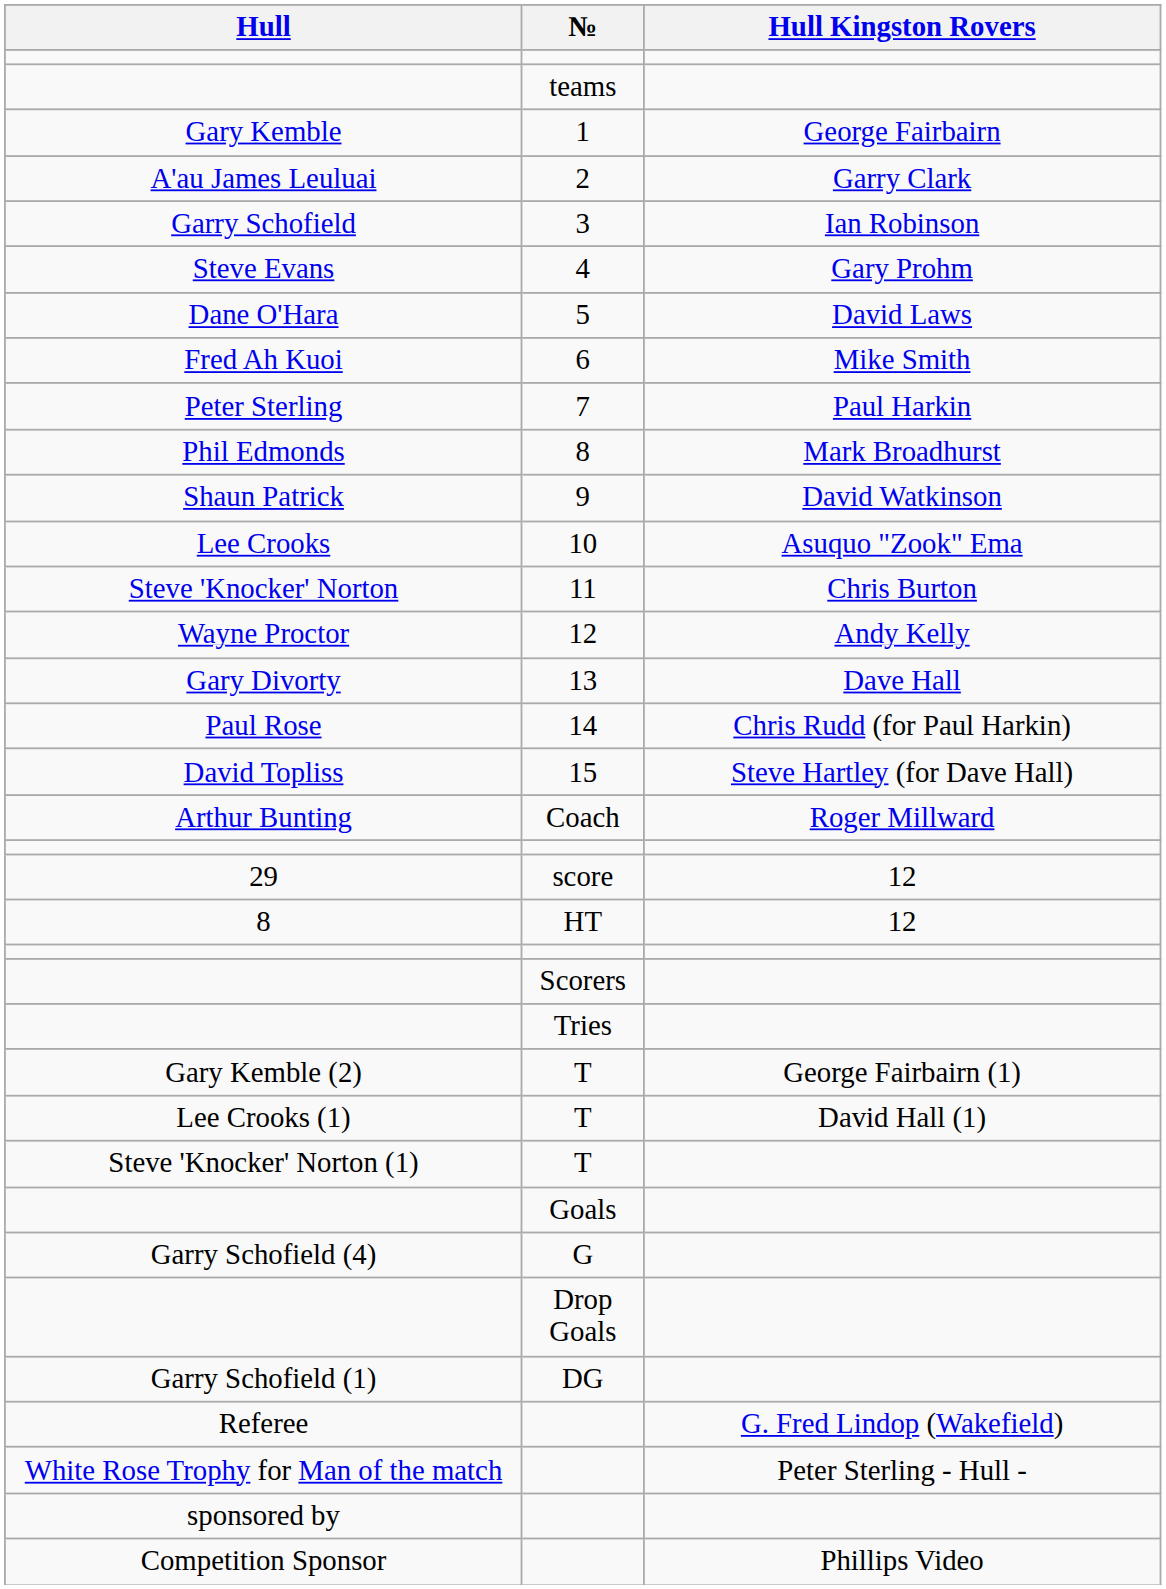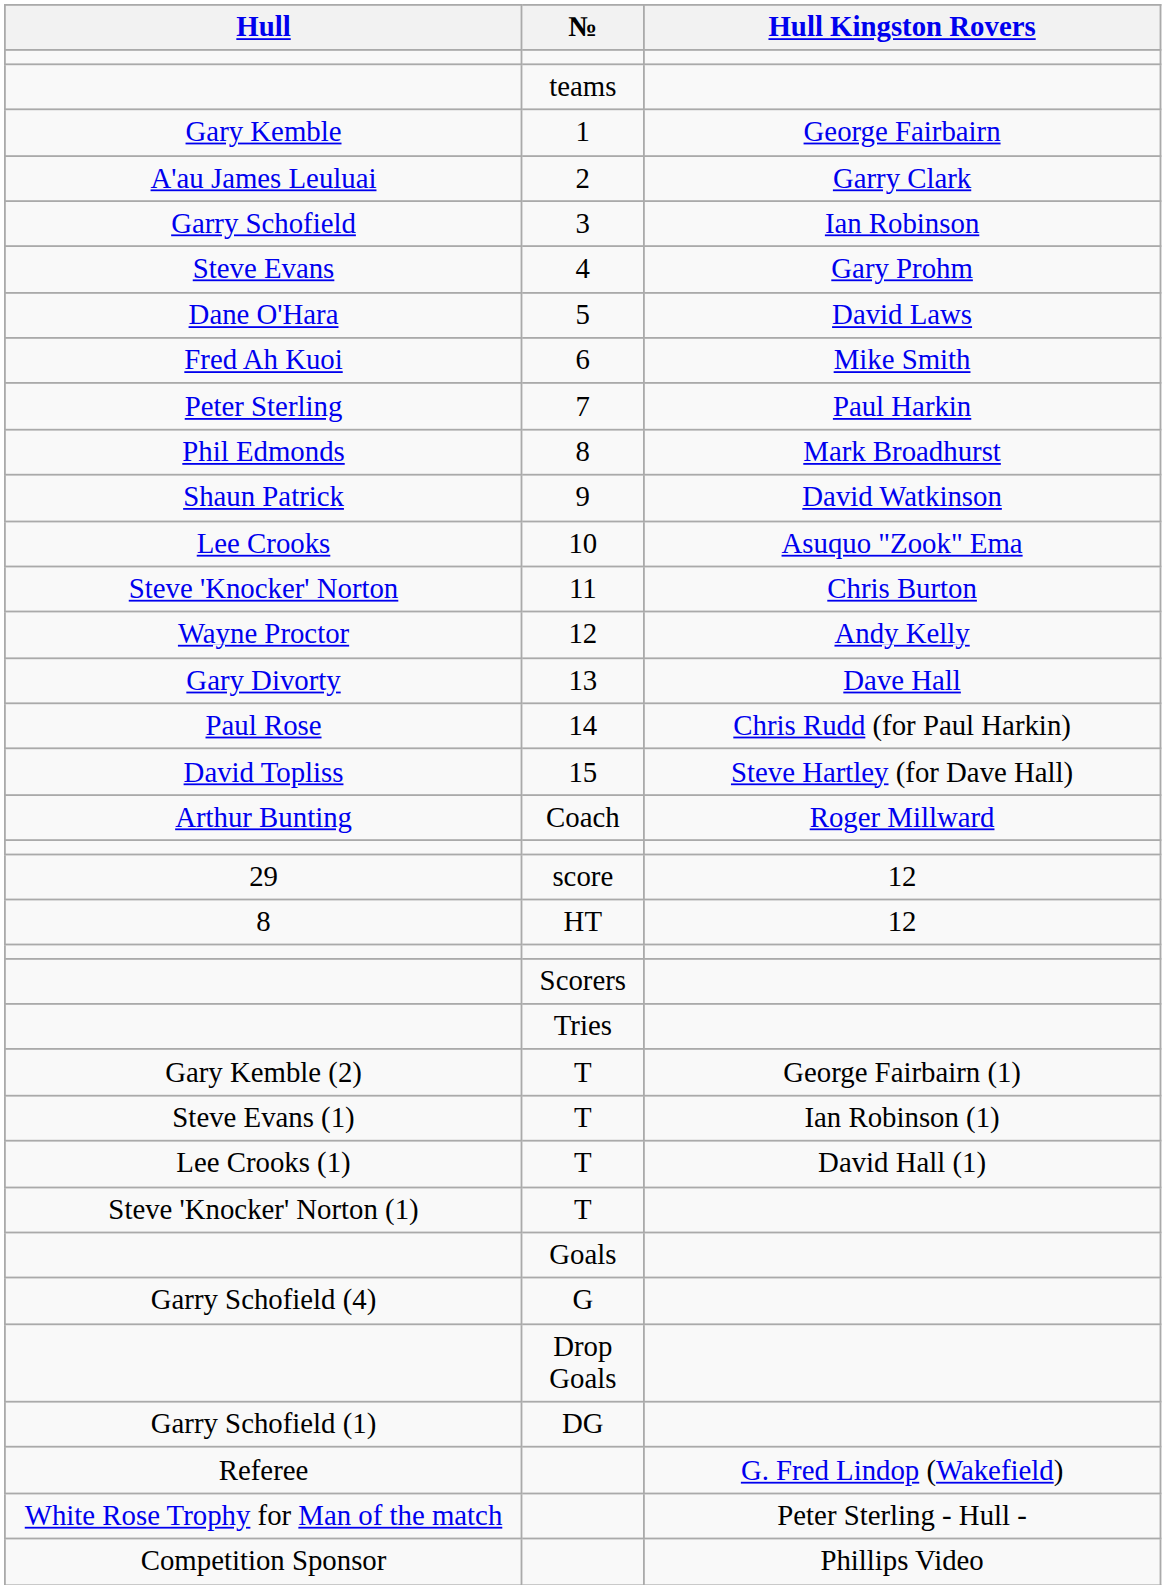+ row: (264, 1117)
- row: (264, 1515)
